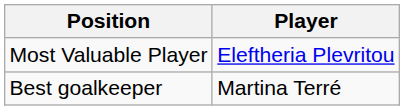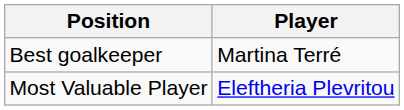rows swapped: (86, 88) <-> (109, 54)
